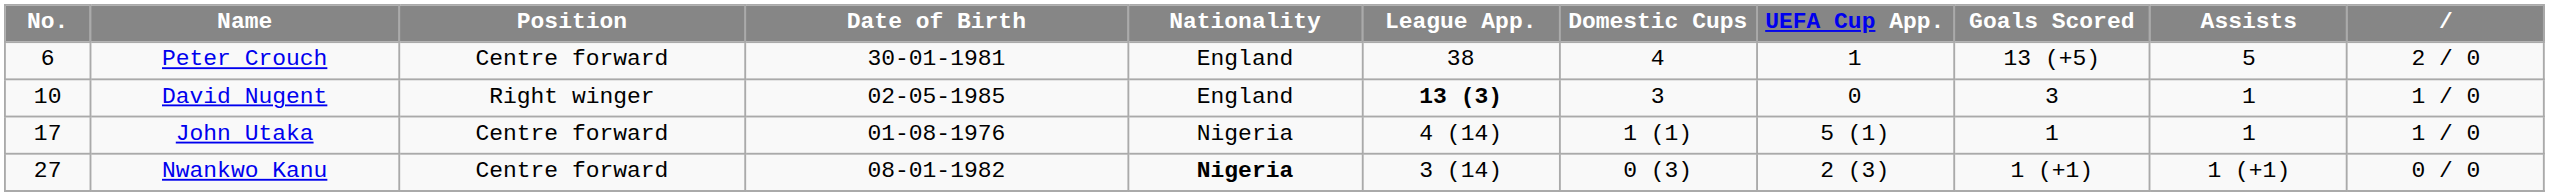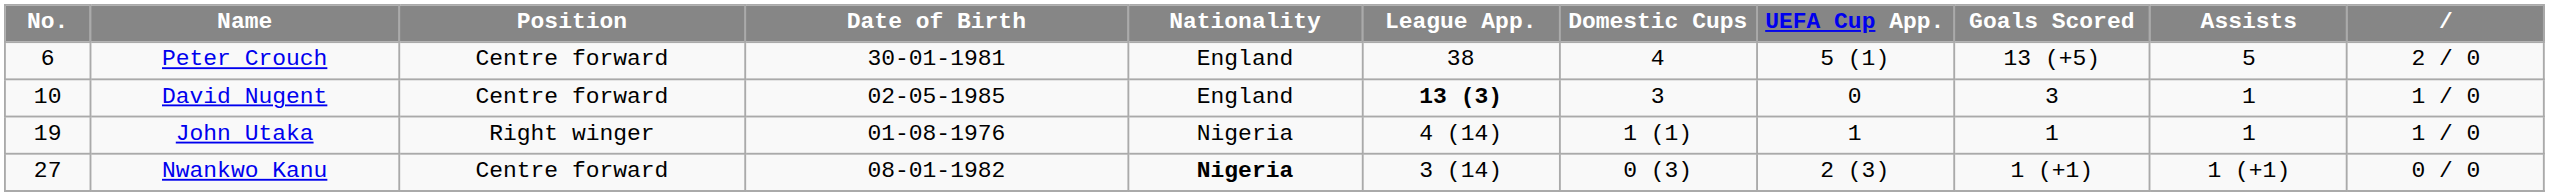(1855, 61) 1 -> (1855, 61) 5 (1)
(572, 98) Right winger -> (572, 98) Centre forward
(48, 135) 17 -> (48, 135) 19
(572, 135) Centre forward -> (572, 135) Right winger
(1855, 135) 5 (1) -> (1855, 135) 1
